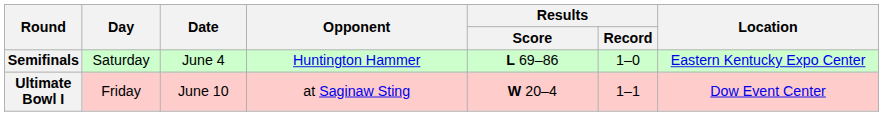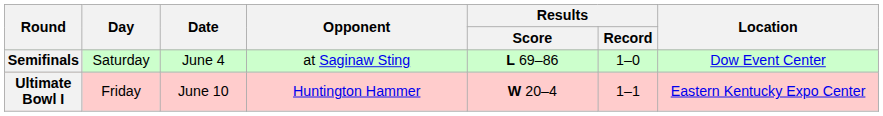(357, 60) Huntington Hammer -> (357, 60) at Saginaw Sting
(768, 60) Eastern Kentucky Expo Center -> (768, 60) Dow Event Center
(357, 91) at Saginaw Sting -> (357, 91) Huntington Hammer
(768, 91) Dow Event Center -> (768, 91) Eastern Kentucky Expo Center
